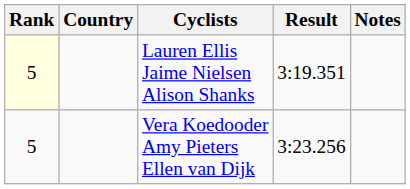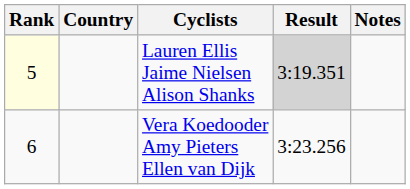(311, 72) no background -> (311, 72) lightgrey background
(32, 146) 5 -> (32, 146) 6
